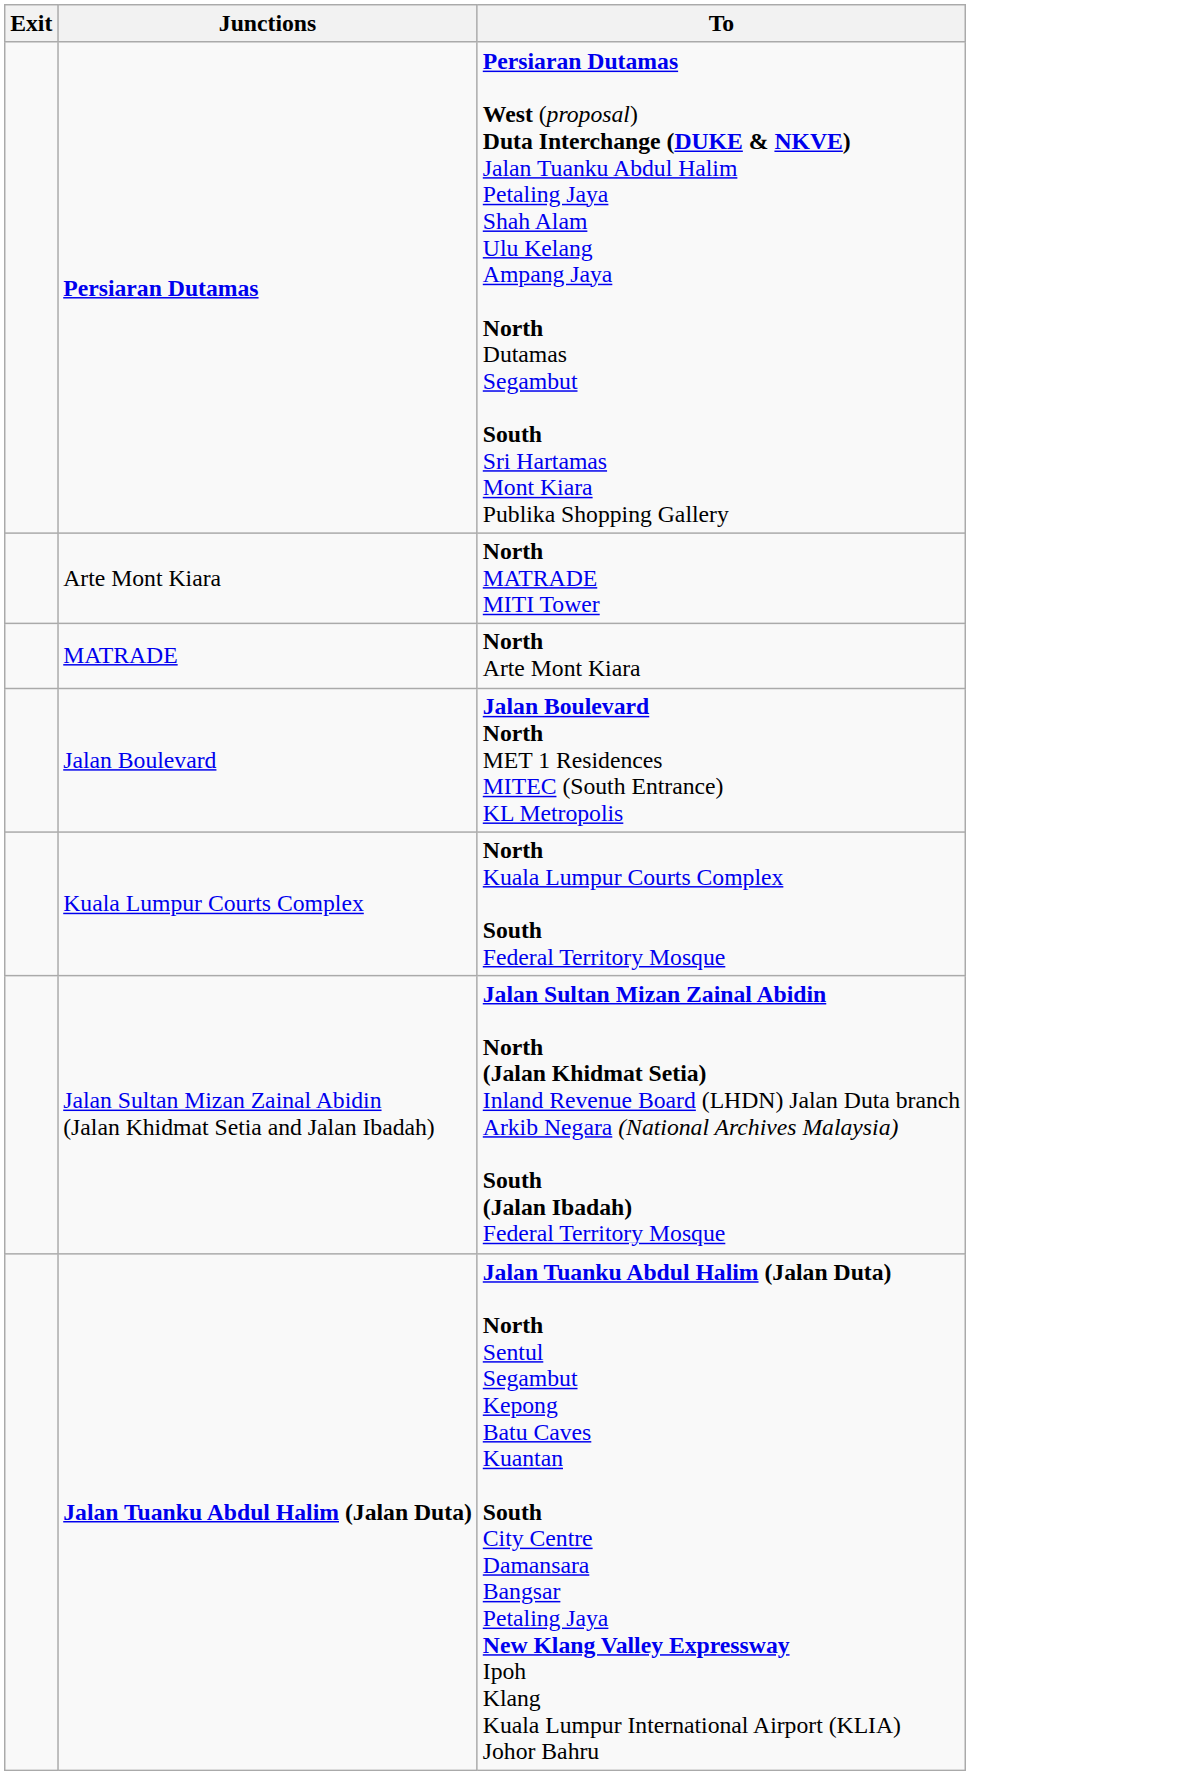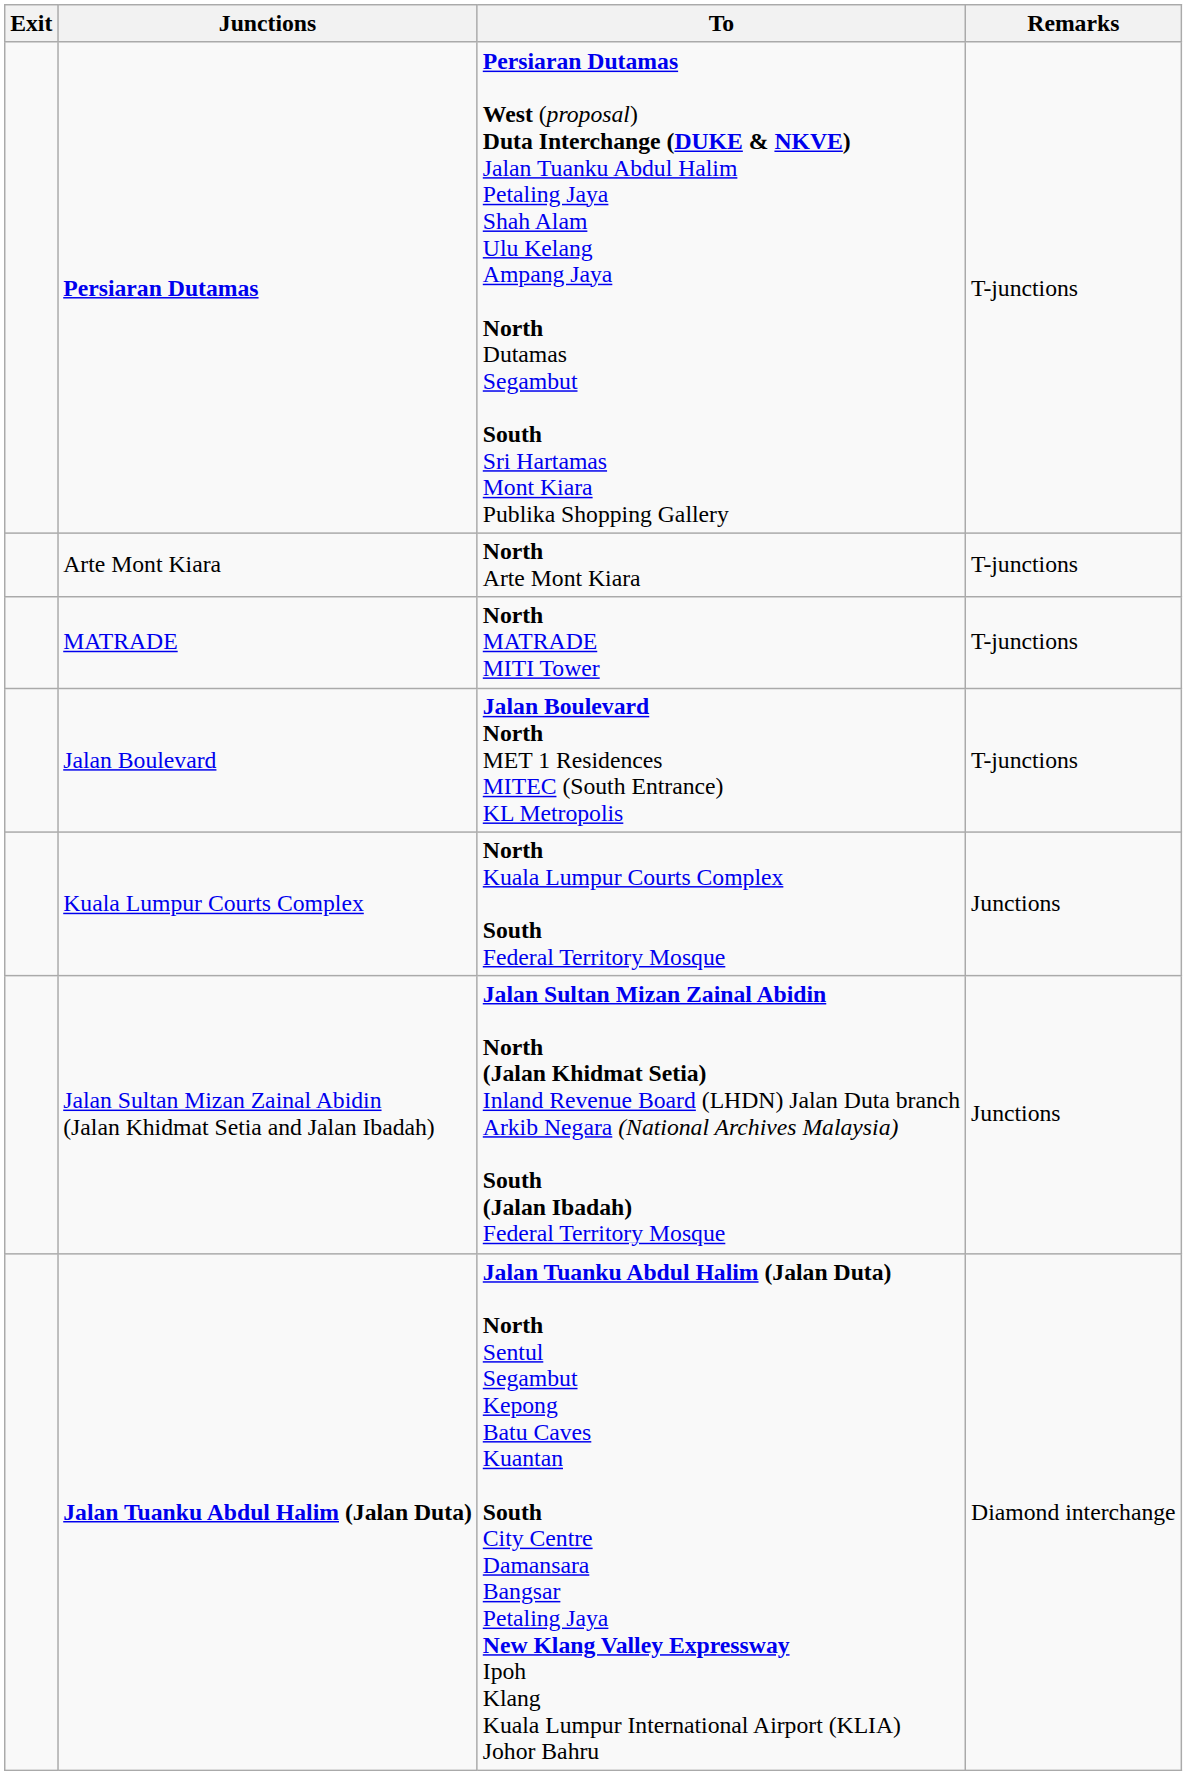+ column: (1073, 23)
(541, 577) North MATRADE MITI Tower -> (562, 564) North Arte Mont Kiara
(562, 655) North Arte Mont Kiara -> (541, 642) North MATRADE MITI Tower
